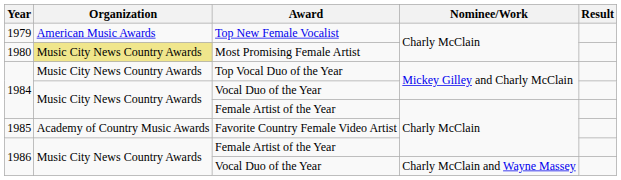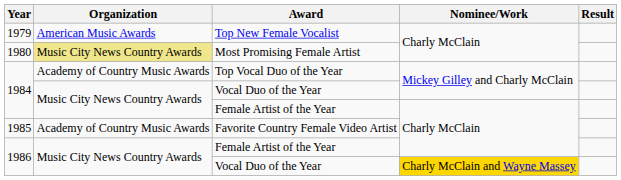(119, 71) Music City News Country Awards -> (123, 71) Academy of Country Music Awards
(489, 166) no background -> (489, 166) gold background
